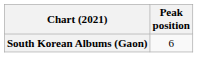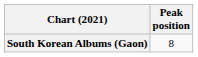(171, 43) 6 -> (171, 43) 8
